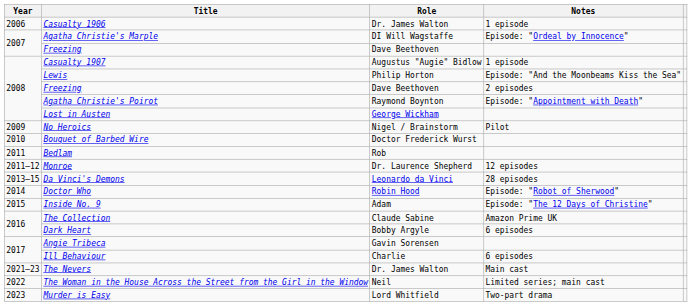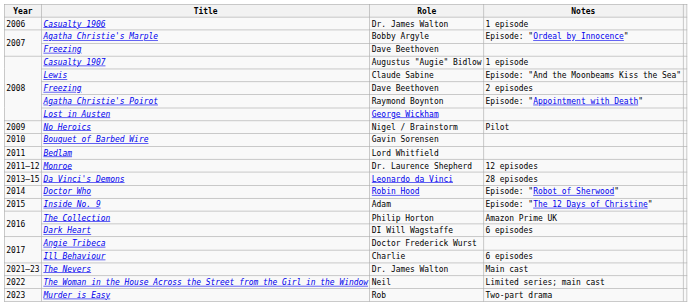(412, 37) DI Will Wagstaffe -> (400, 37) Bobby Argyle
(403, 75) Philip Horton -> (403, 75) Claude Sabine
(424, 140) Doctor Frederick Wurst -> (405, 140) Gavin Sorensen
(379, 153) Rob -> (405, 153) Lord Whitfield
(403, 218) Claude Sabine -> (403, 218) Philip Horton
(400, 230) Bobby Argyle -> (412, 230) DI Will Wagstaffe
(405, 243) Gavin Sorensen -> (424, 243) Doctor Frederick Wurst
(405, 295) Lord Whitfield -> (379, 295) Rob
